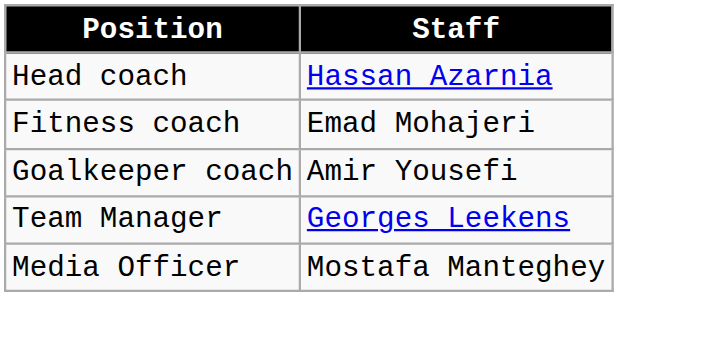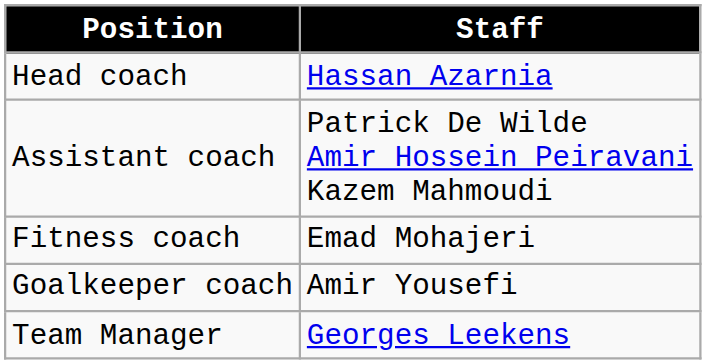+ row: (144, 158)
- row: (126, 267)
